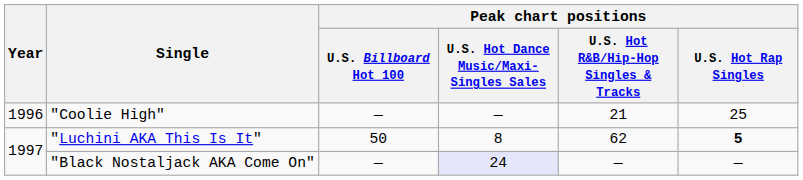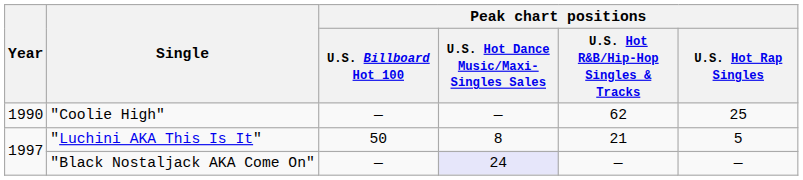(26, 115) 1996 -> (26, 115) 1990
(618, 115) 21 -> (618, 115) 62
(618, 139) 62 -> (618, 139) 21
(738, 139) bold -> (738, 139) normal
